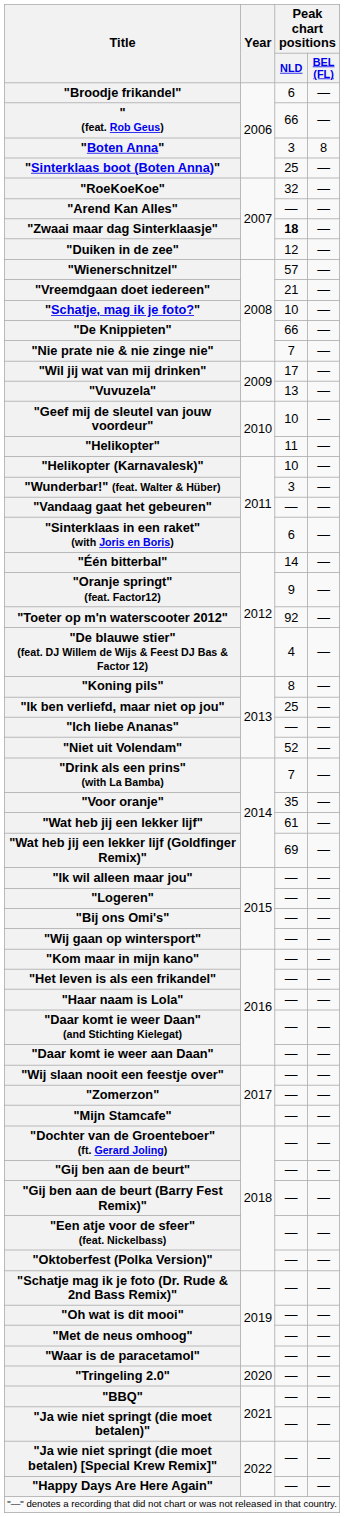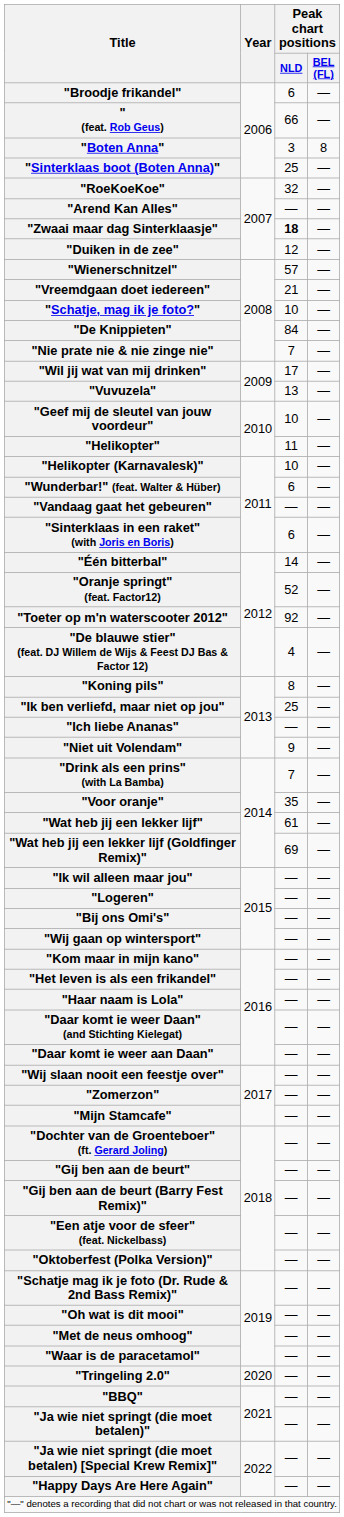(291, 330) 66 -> (291, 330) 84
(291, 487) 3 -> (291, 487) 6
(291, 589) 9 -> (291, 589) 52
(291, 747) 52 -> (291, 747) 9
